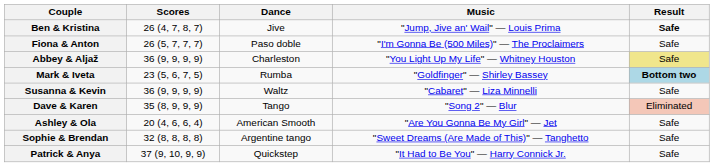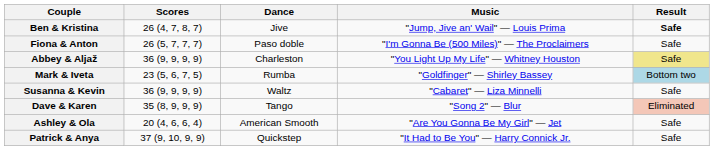(669, 75) bold -> (671, 75) normal
- row: (65, 138)
